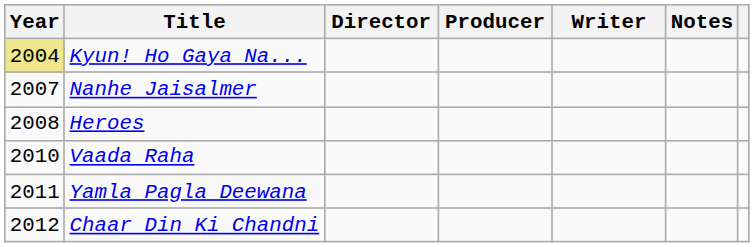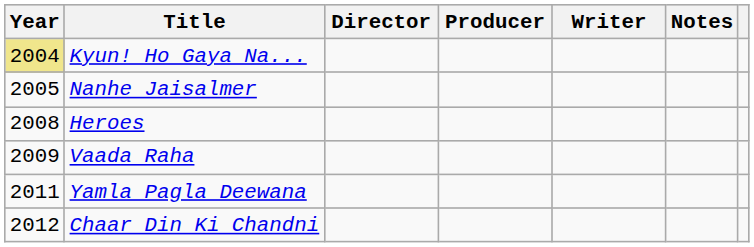(35, 90) 2007 -> (35, 90) 2005
(35, 157) 2010 -> (35, 157) 2009
